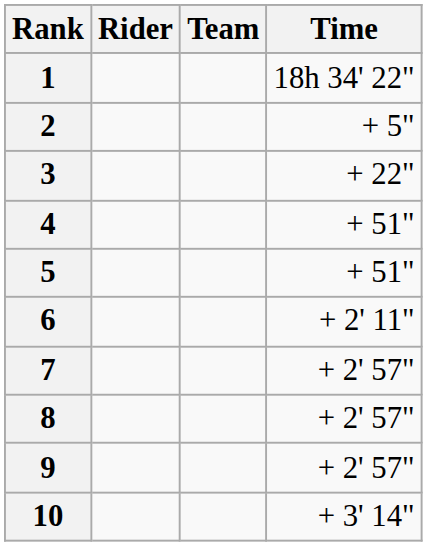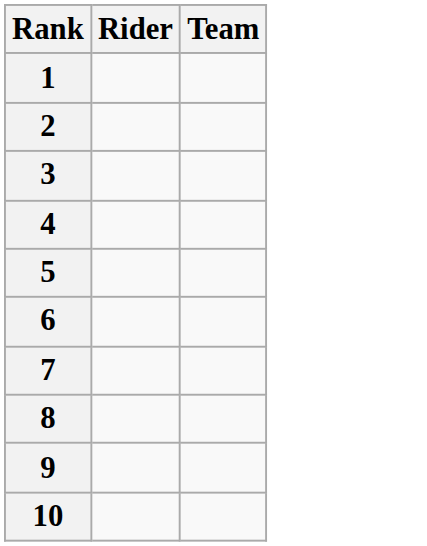- column: (344, 28)
